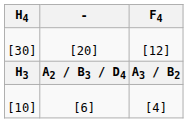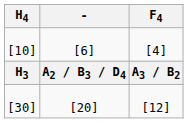rows swapped: (22, 51) <-> (22, 108)
